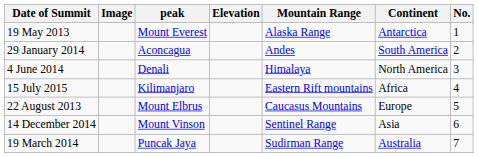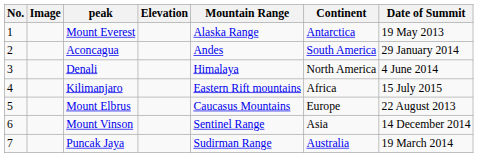columns swapped: (462, 13) <-> (51, 13)
